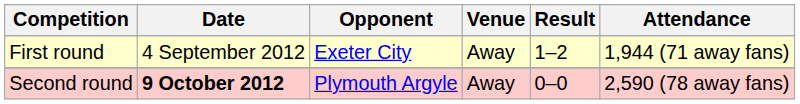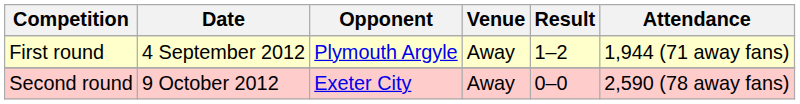(363, 51) Exeter City -> (386, 51) Plymouth Argyle
(213, 83) bold -> (210, 83) normal
(386, 83) Plymouth Argyle -> (363, 83) Exeter City
